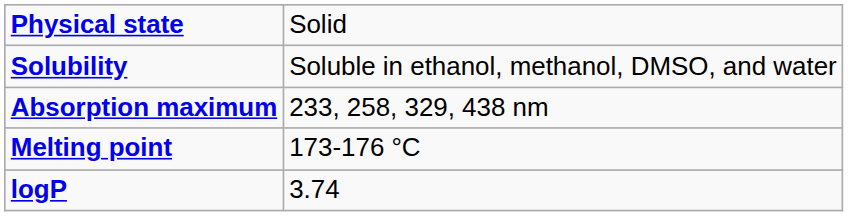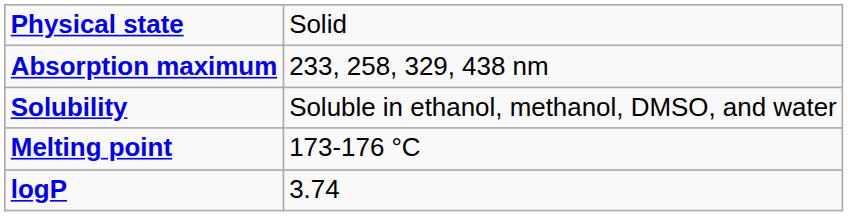rows swapped: (69, 66) <-> (144, 107)
